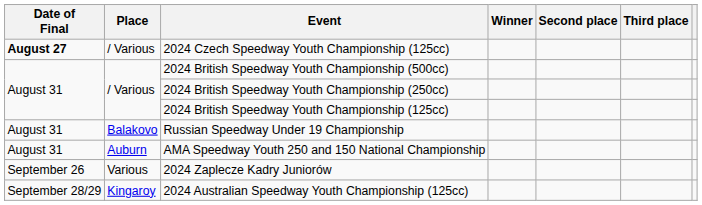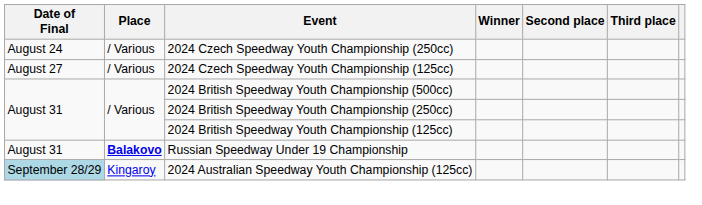+ row: (310, 49)
(37, 49) bold -> (35, 69) normal
(132, 130) normal -> (134, 150) bold
- row: (324, 150)
- row: (248, 170)
(54, 190) no background -> (54, 170) lightblue background
